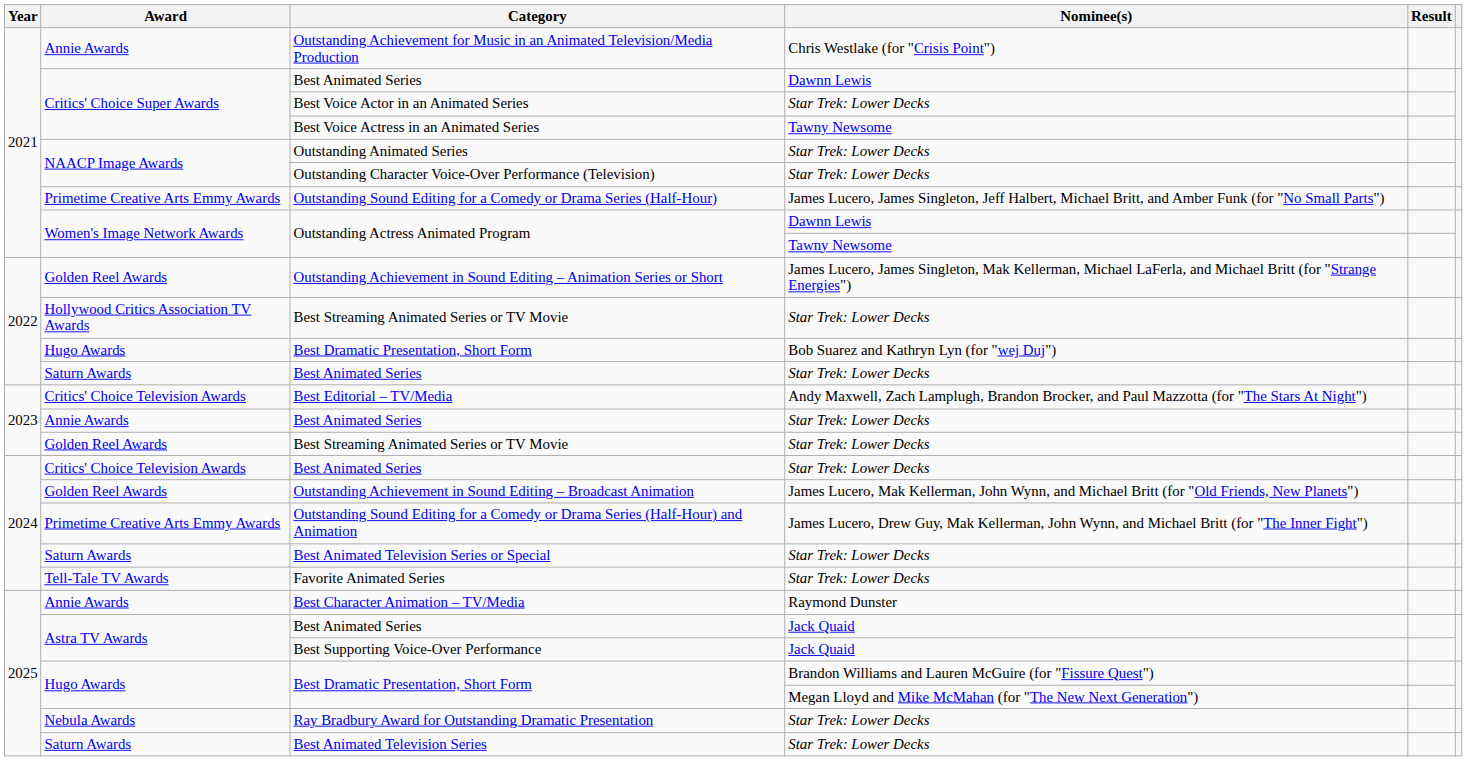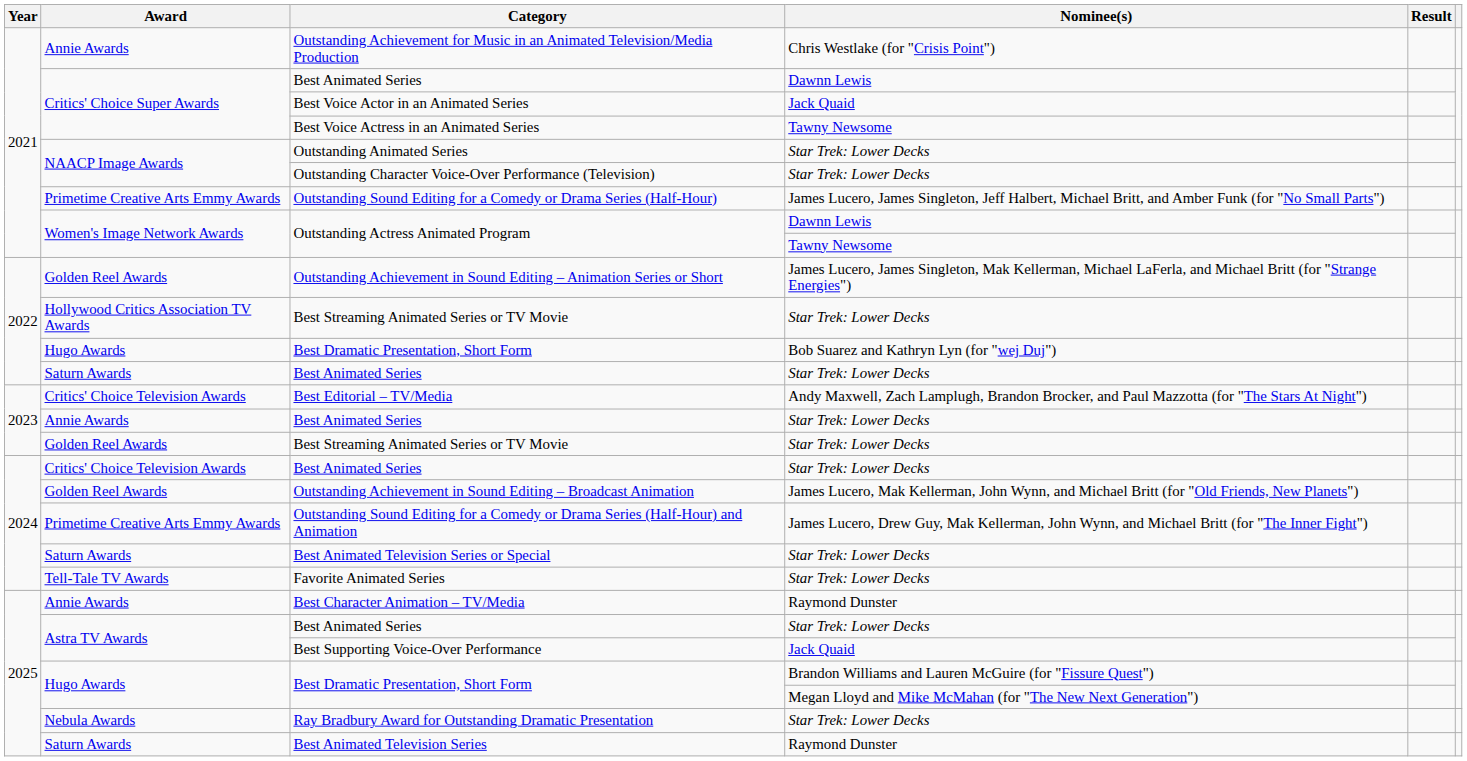(859, 103) Star Trek: Lower Decks -> (822, 103) Jack Quaid
(822, 626) Jack Quaid -> (859, 626) Star Trek: Lower Decks
(859, 744) Star Trek: Lower Decks -> (843, 744) Raymond Dunster
